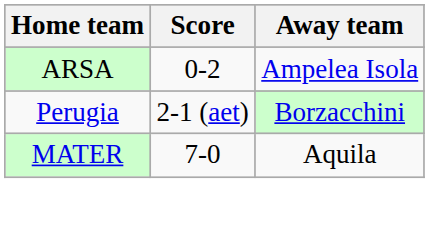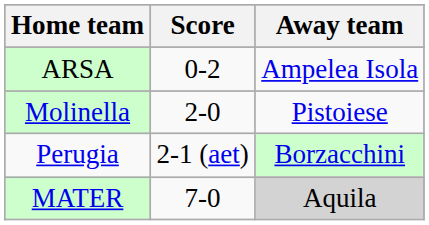+ row: (78, 111)
(340, 154) no background -> (340, 197) lightgrey background
